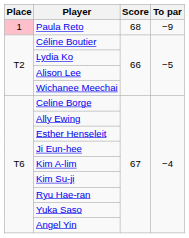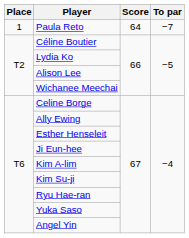(19, 27) pink background -> (19, 27) no background
(135, 27) 68 -> (135, 27) 64
(168, 27) −9 -> (168, 27) −7
